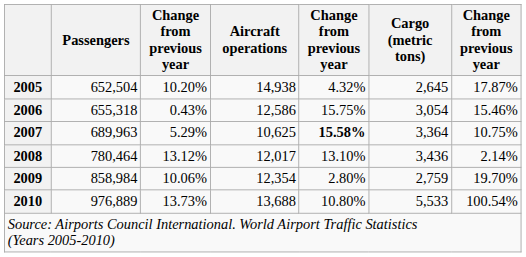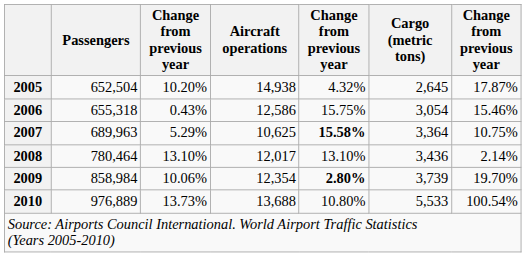(185, 155) 13.12% -> (185, 155) 13.10%
(347, 178) normal -> (346, 178) bold
(432, 178) 2,759 -> (432, 178) 3,739
